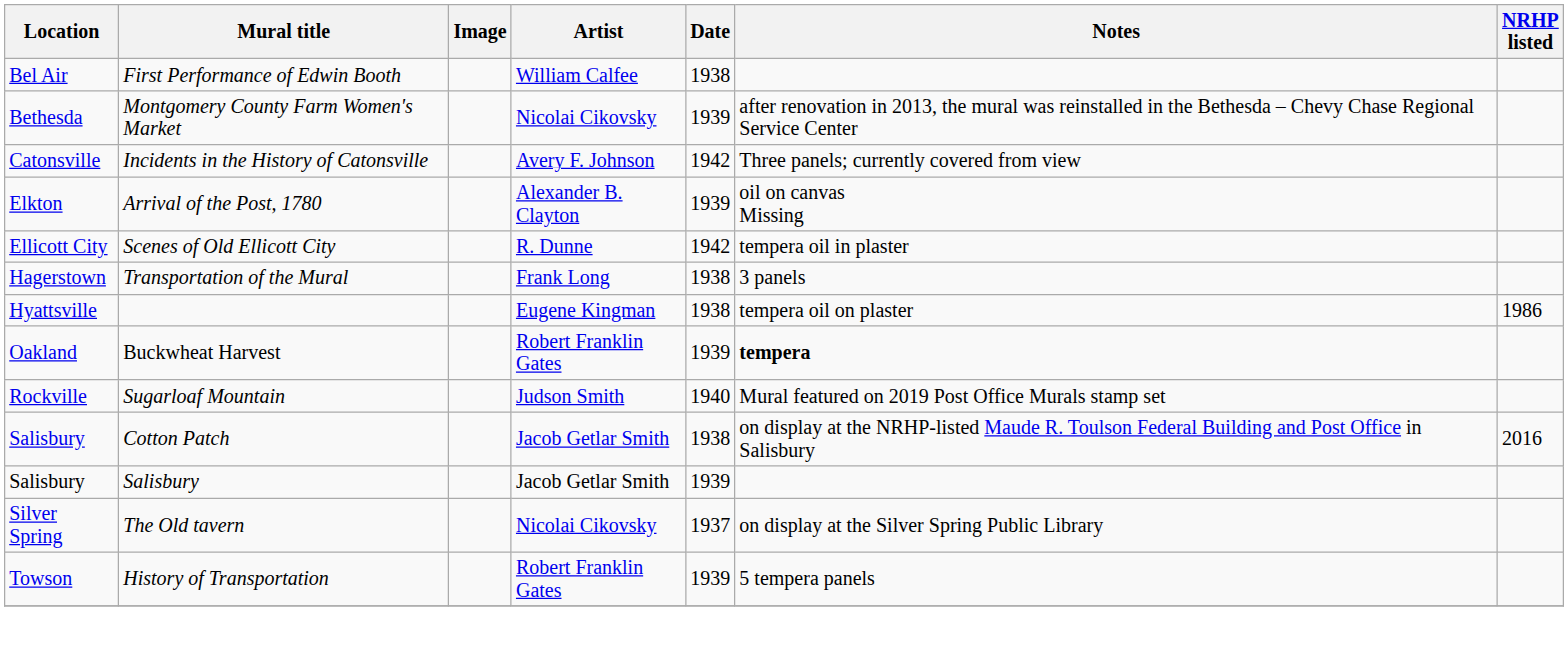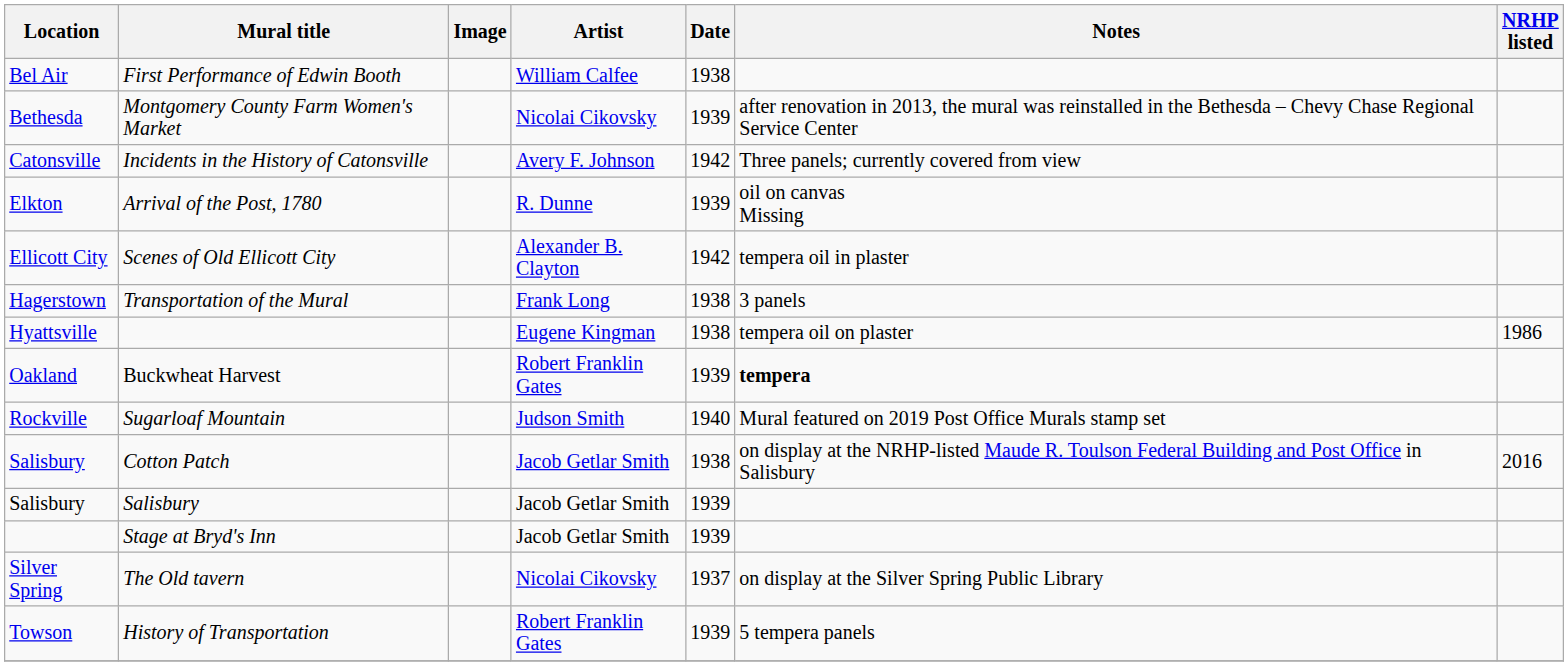(569, 203) Alexander B. Clayton -> (554, 203) R. Dunne
(554, 246) R. Dunne -> (569, 257) Alexander B. Clayton
+ row: (62, 536)
